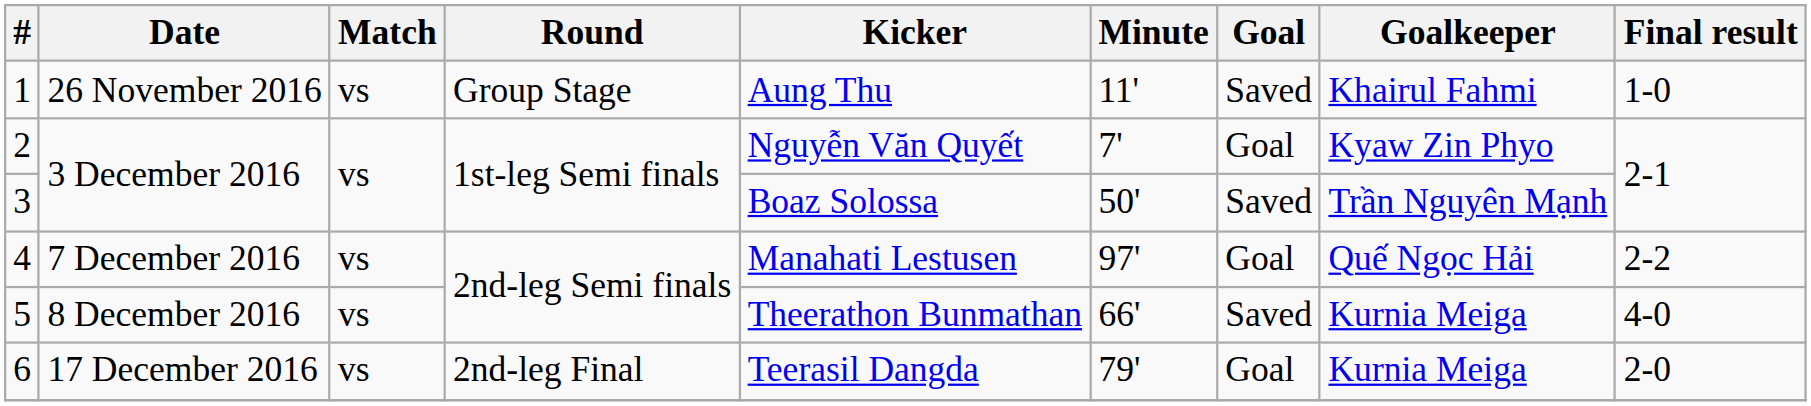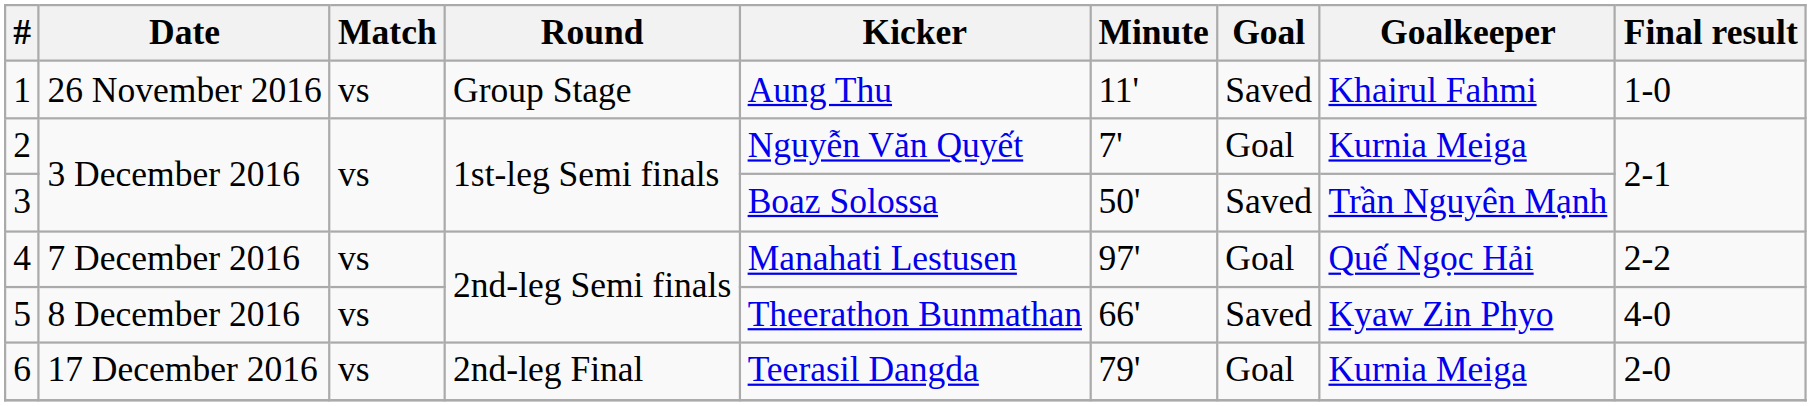(1441, 145) Kyaw Zin Phyo -> (1428, 145) Kurnia Meiga
(1428, 314) Kurnia Meiga -> (1441, 314) Kyaw Zin Phyo
